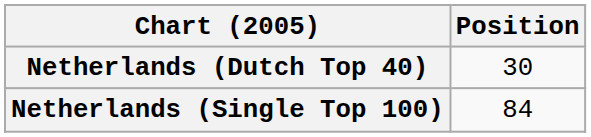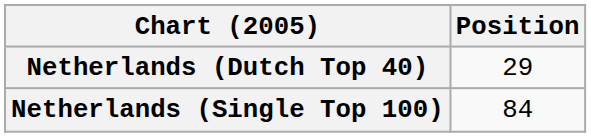(518, 68) 30 -> (518, 68) 29
